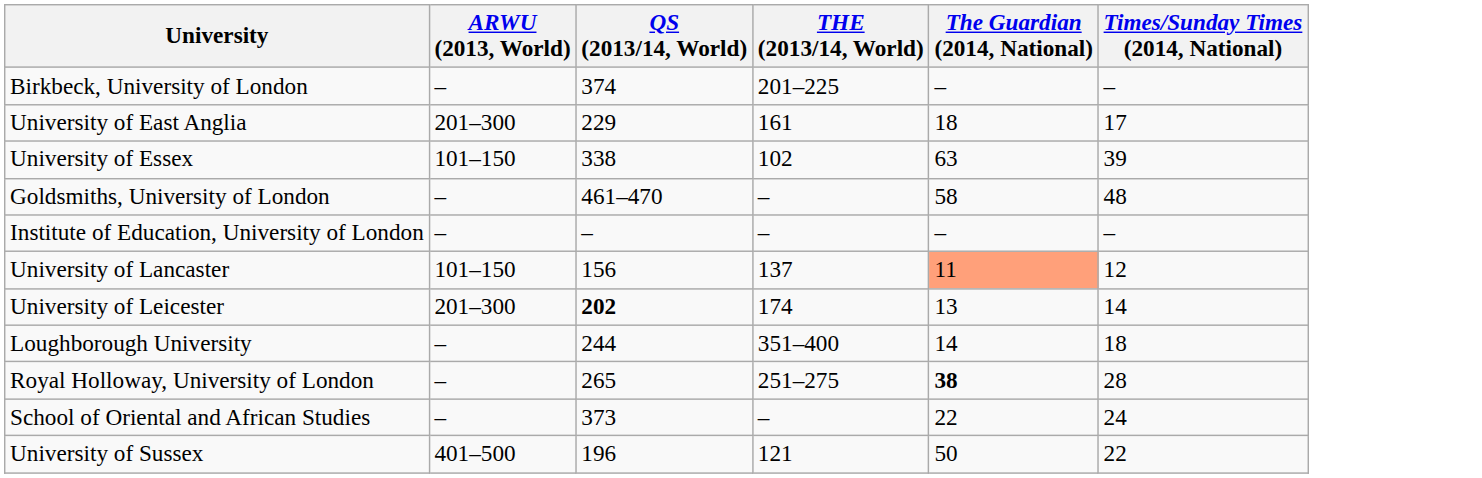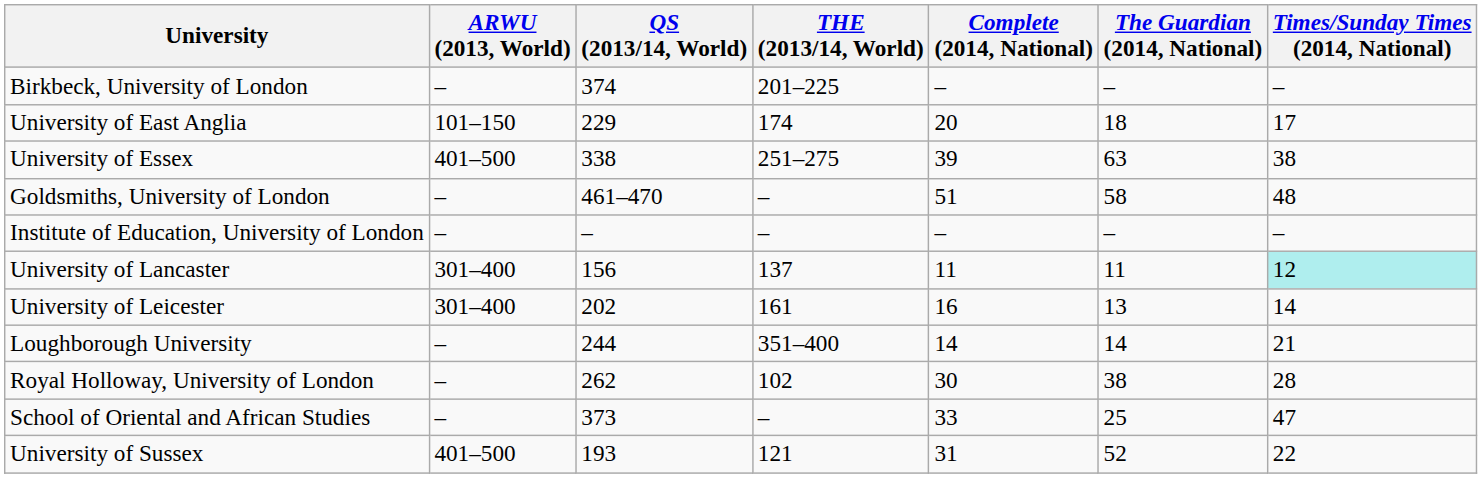+ column: (1014, 35)
(475, 122) 201–300 -> (475, 122) 101–150
(775, 122) 161 -> (775, 122) 174
(475, 159) 101–150 -> (475, 159) 401–500
(775, 159) 102 -> (798, 159) 251–275
(1115, 159) 39 -> (1284, 159) 38
(475, 269) 101–150 -> (475, 269) 301–400
(946, 269) lightsalmon background -> (1115, 269) no background
(1115, 269) no background -> (1284, 269) paleturquoise background
(475, 306) 201–300 -> (475, 306) 301–400
(599, 306) bold -> (599, 306) normal
(775, 306) 174 -> (775, 306) 161
(1115, 343) 18 -> (1284, 343) 21
(599, 380) 265 -> (599, 380) 262
(798, 380) 251–275 -> (775, 380) 102
(946, 380) bold -> (1115, 380) normal
(946, 416) 22 -> (1115, 416) 25
(1115, 416) 24 -> (1284, 416) 47
(599, 453) 196 -> (599, 453) 193
(946, 453) 50 -> (1115, 453) 52
